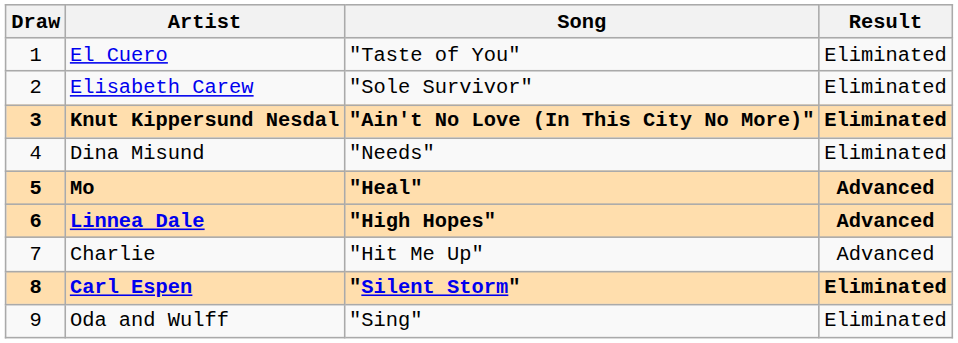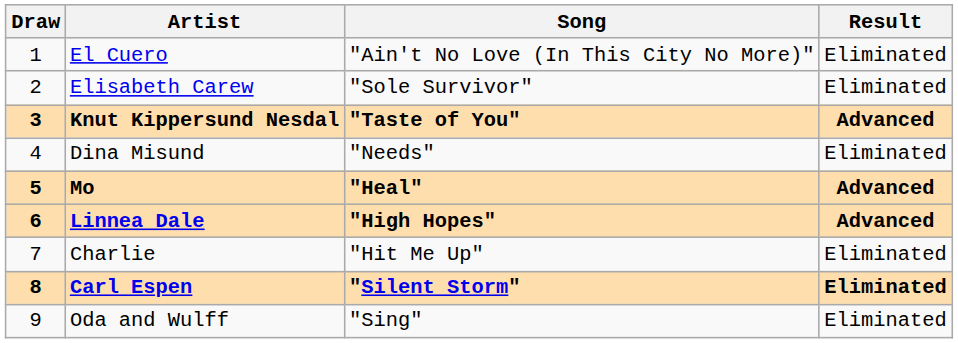(435, 55) "Taste of You" -> (582, 55) "Ain't No Love (In This City No More)"
(582, 121) "Ain't No Love (In This City No More)" -> (435, 121) "Taste of You"
(885, 121) Eliminated -> (885, 121) Advanced
(885, 254) Advanced -> (885, 254) Eliminated
